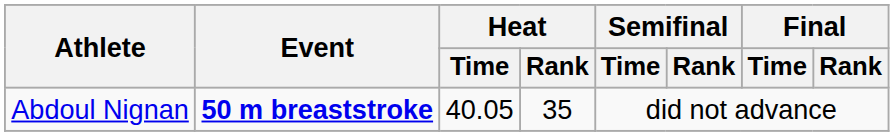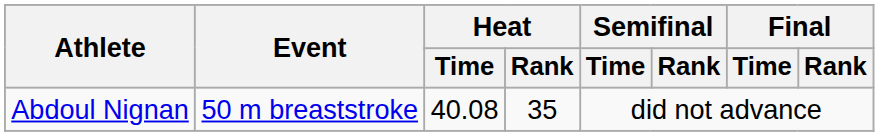(317, 110) bold -> (310, 110) normal
(480, 110) 40.05 -> (465, 110) 40.08
